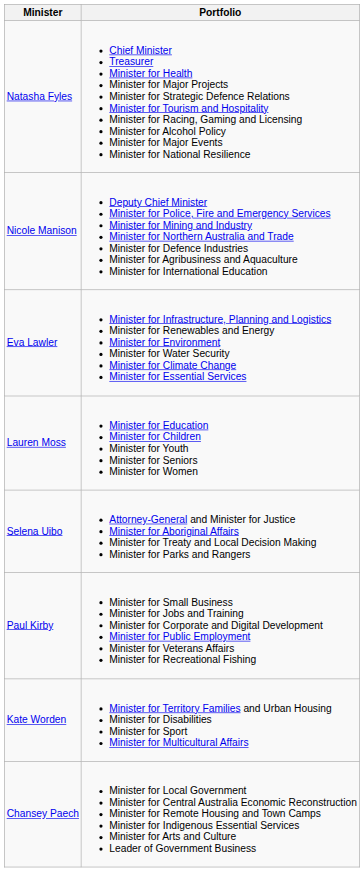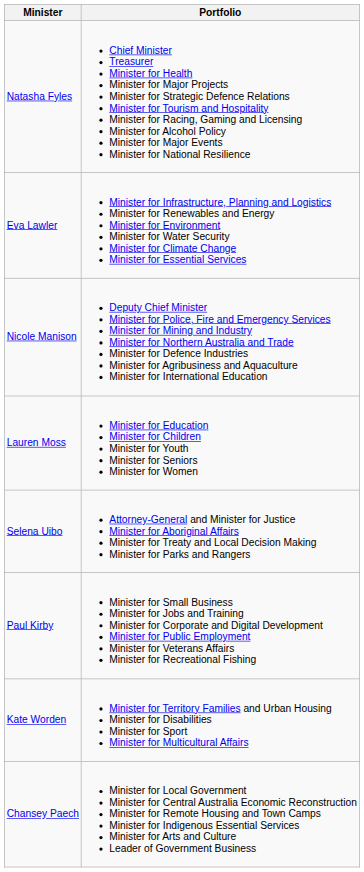rows swapped: (42, 231) <-> (32, 342)
